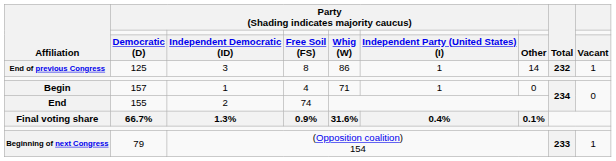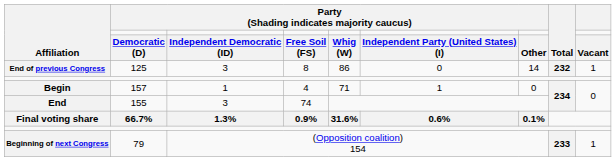(439, 68) 1 -> (439, 68) 0
(225, 103) 2 -> (225, 103) 3
(439, 118) 0.4% -> (439, 118) 0.6%
